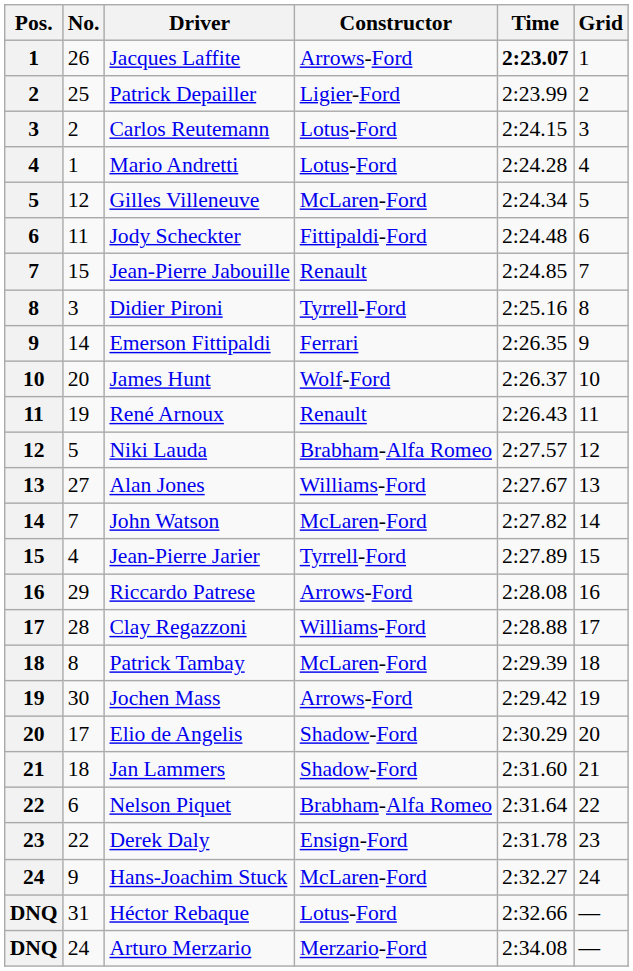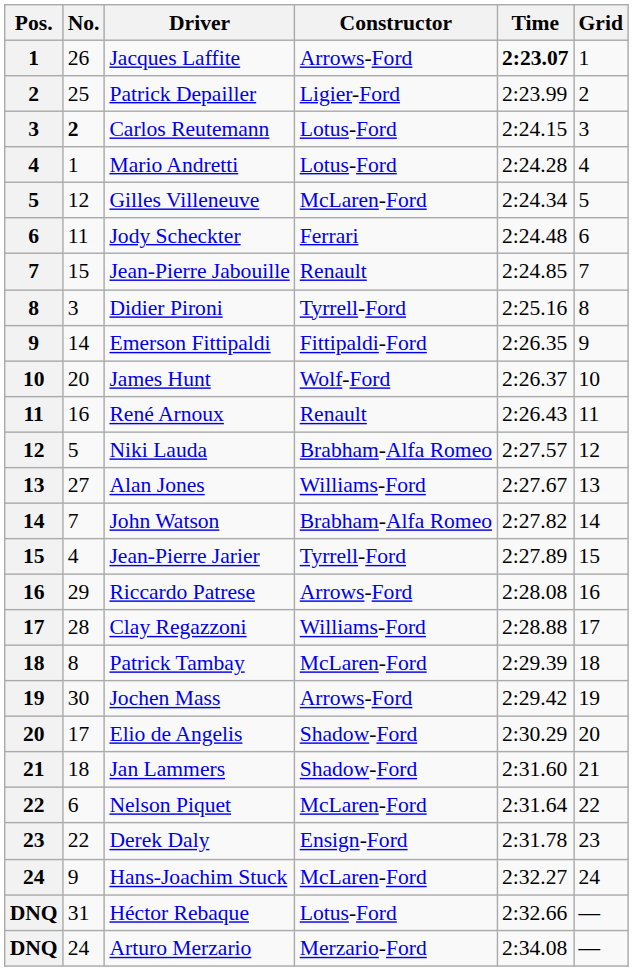(73, 129) normal -> (73, 129) bold
(363, 236) Fittipaldi-Ford -> (329, 236) Ferrari
(329, 342) Ferrari -> (363, 342) Fittipaldi-Ford
(78, 413) 19 -> (78, 413) 16
(363, 520) McLaren-Ford -> (396, 520) Brabham-Alfa Romeo
(396, 805) Brabham-Alfa Romeo -> (363, 805) McLaren-Ford
